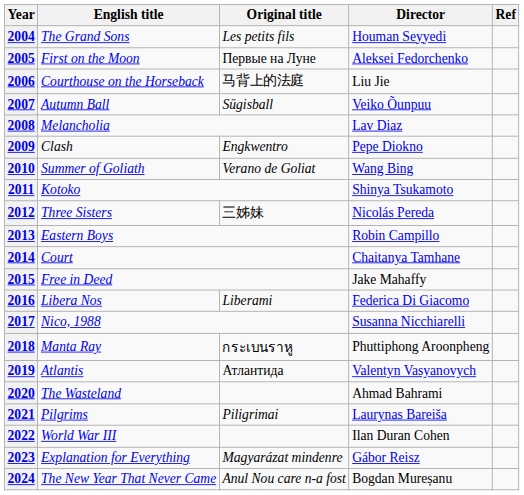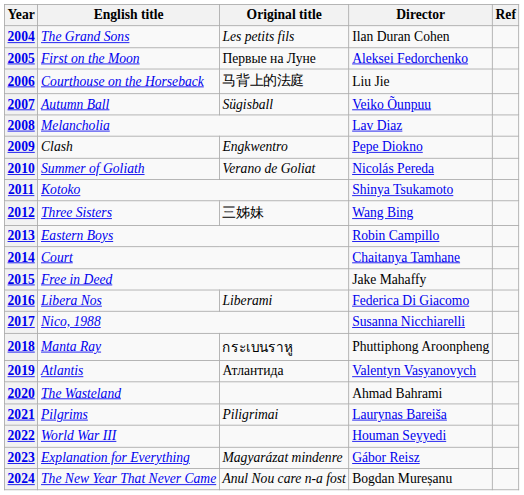(399, 36) Houman Seyyedi -> (401, 36) Ilan Duran Cohen
(383, 168) Wang Bing -> (393, 168) Nicolás Pereda
(393, 213) Nicolás Pereda -> (383, 213) Wang Bing
(401, 436) Ilan Duran Cohen -> (399, 436) Houman Seyyedi
